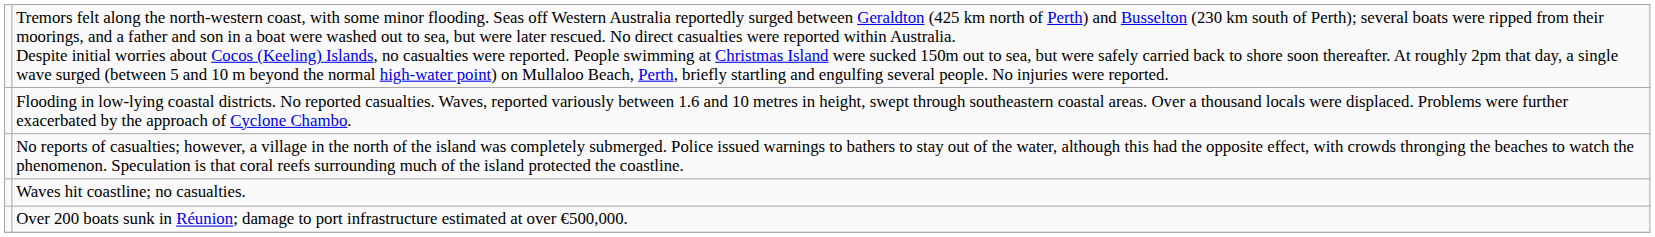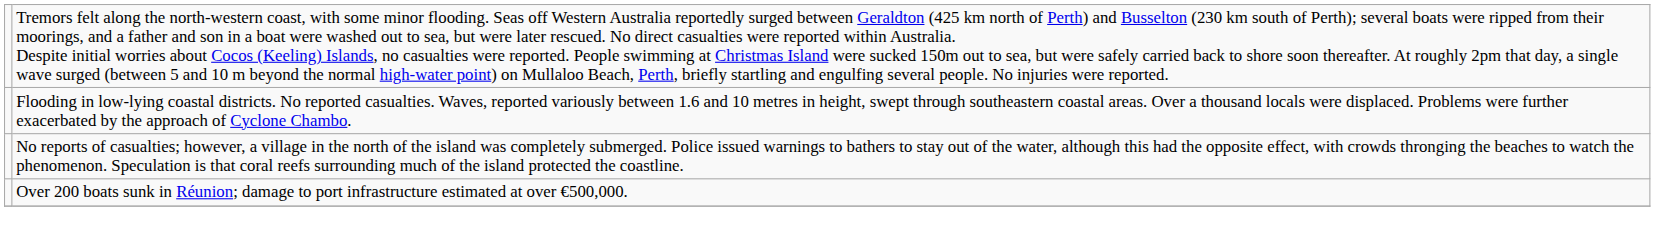- row: (131, 192)
